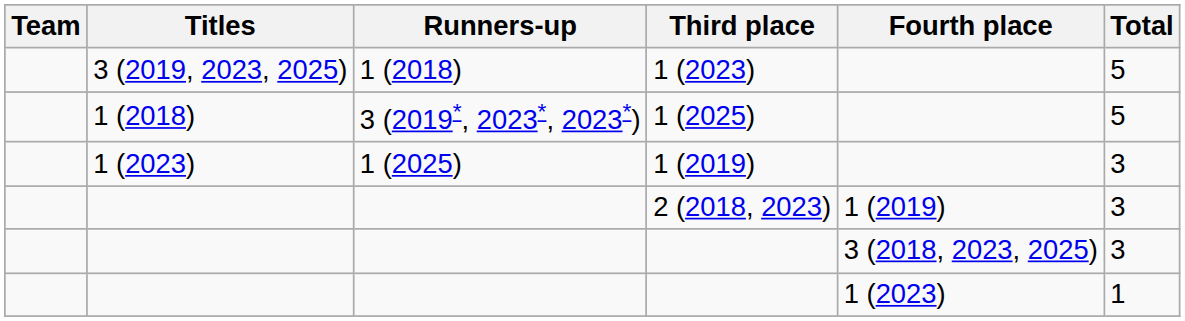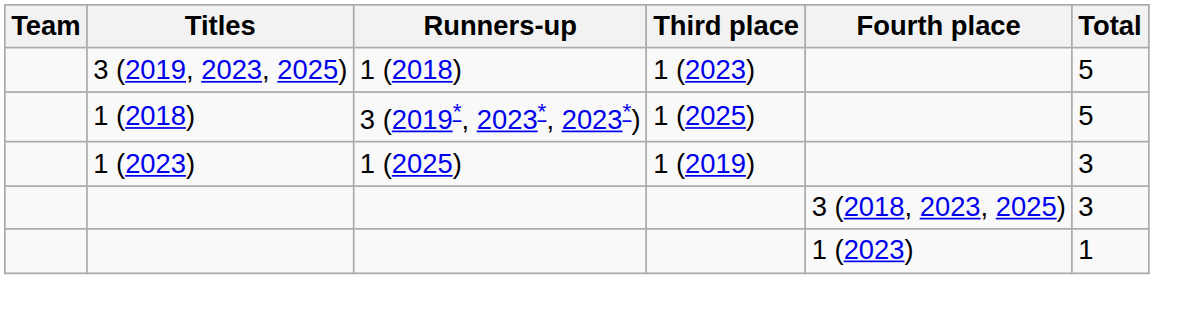- row: (220, 208)
